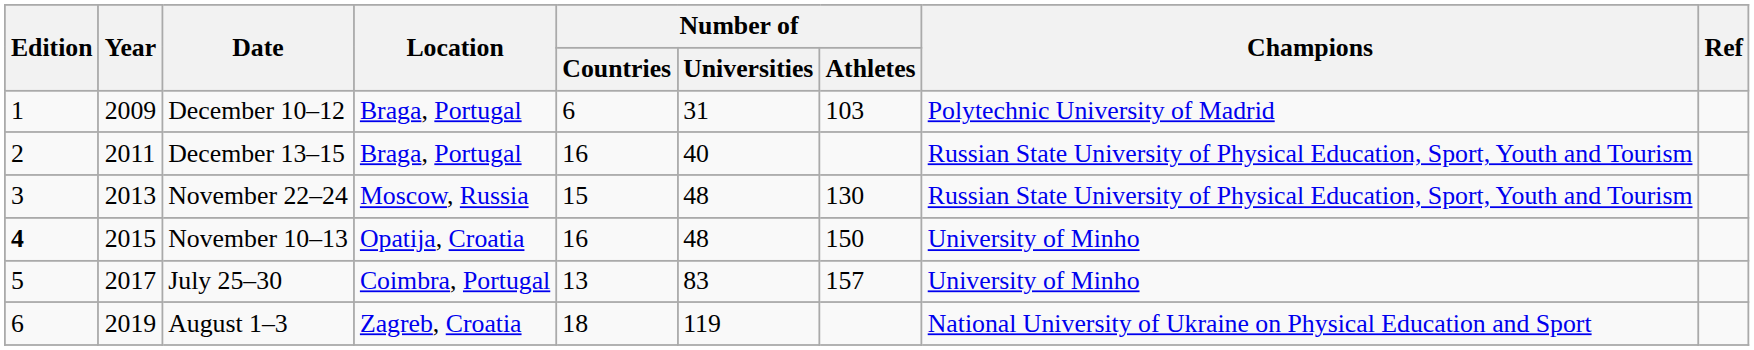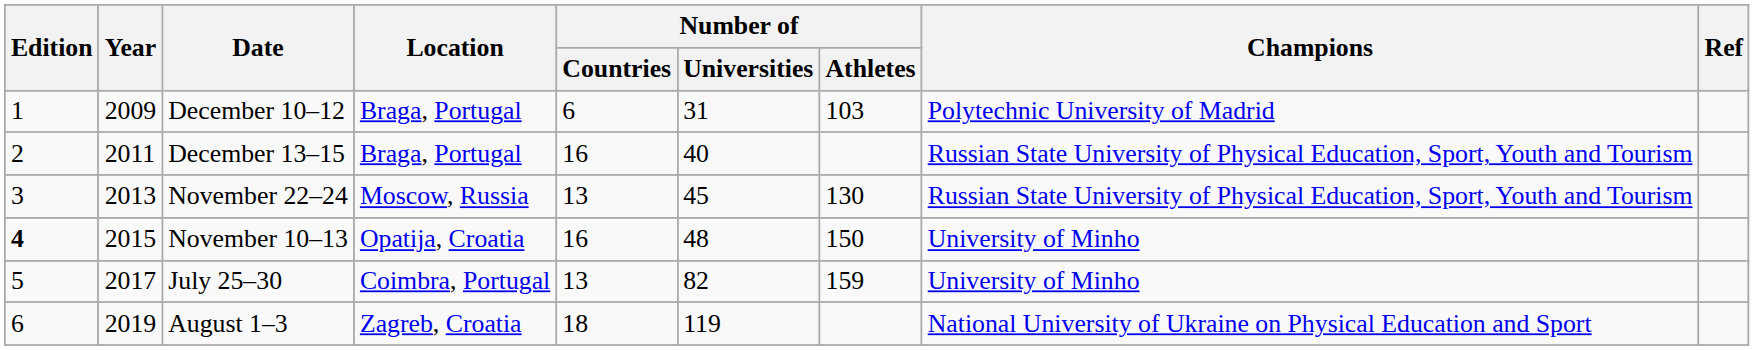(575, 196) 15 -> (575, 196) 13
(696, 196) 48 -> (696, 196) 45
(696, 281) 83 -> (696, 281) 82
(845, 281) 157 -> (845, 281) 159
